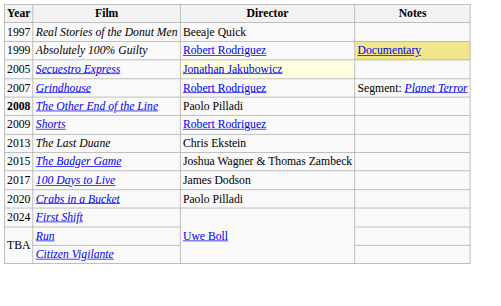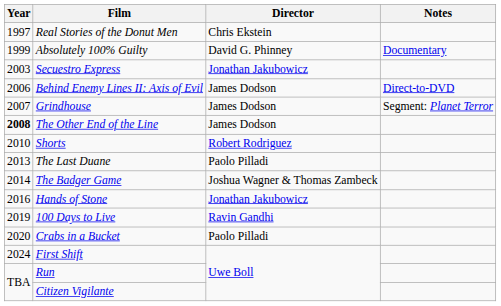(215, 32) Beeaje Quick -> (240, 32) Chris Ekstein
(225, 50) Robert Rodriguez -> (250, 50) David G. Phinney
(389, 50) khaki background -> (415, 50) no background
(19, 69) 2005 -> (19, 69) 2003
(233, 69) lightyellow background -> (258, 69) no background
+ row: (119, 87)
(225, 87) Robert Rodriguez -> (242, 106) James Dodson
(213, 106) Paolo Pilladi -> (242, 124) James Dodson
(19, 124) 2009 -> (19, 143) 2010
(215, 143) Chris Ekstein -> (238, 161) Paolo Pilladi
(19, 161) 2015 -> (19, 180) 2014
+ row: (71, 198)
(19, 180) 2017 -> (19, 217) 2019
(217, 180) James Dodson -> (241, 217) Ravin Gandhi
